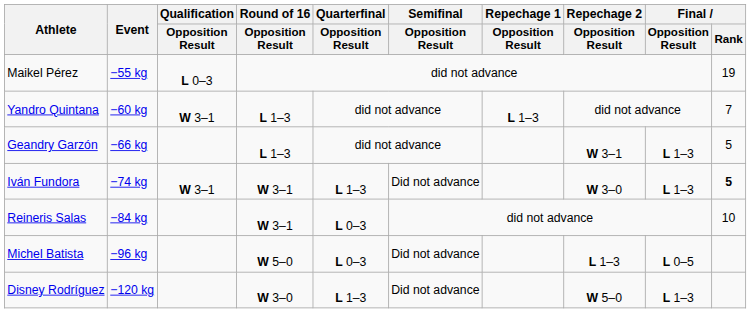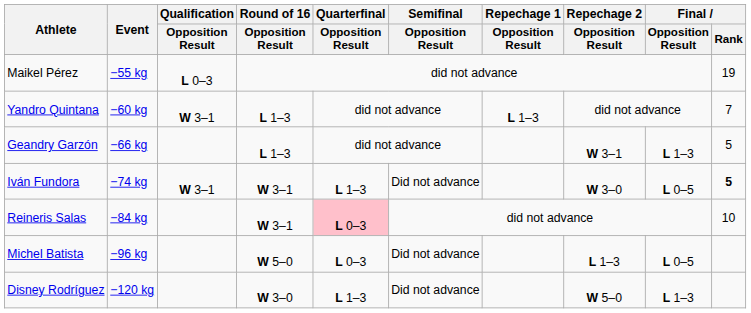(678, 190) L 1–3 -> (678, 190) L 0–5
(351, 226) no background -> (351, 226) pink background
